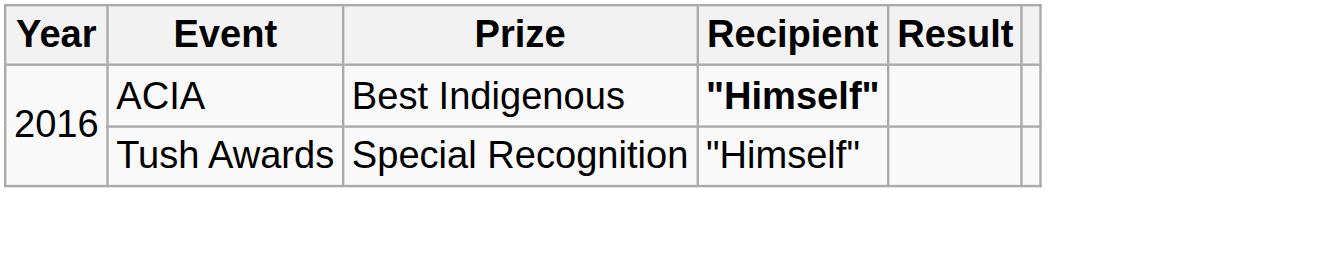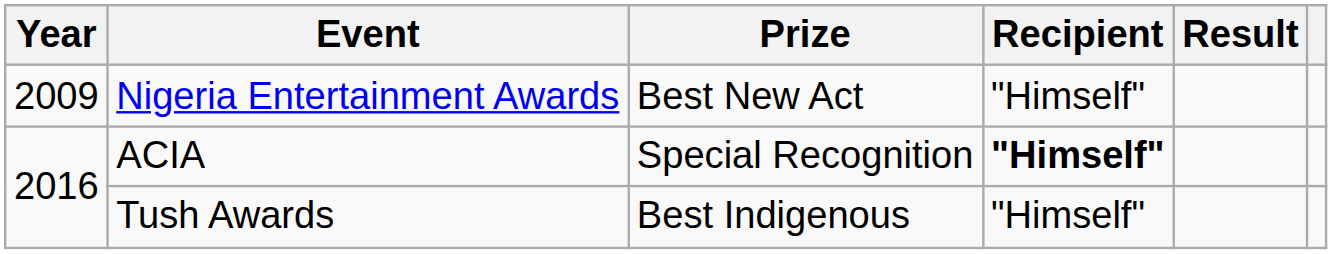+ row: (368, 95)
(488, 95) Best Indigenous -> (805, 155) Special Recognition
(520, 155) Special Recognition -> (773, 215) Best Indigenous
